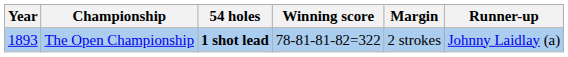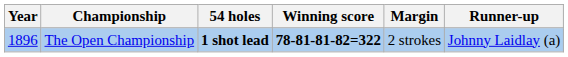(23, 39) 1893 -> (23, 39) 1896
(328, 39) normal -> (328, 39) bold
